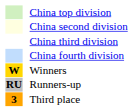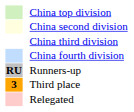- row: (45, 70)
+ row: (49, 99)
